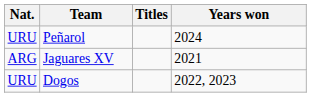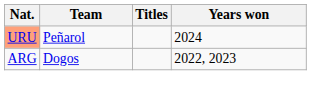(22, 37) no background -> (22, 37) lightsalmon background
- row: (78, 59)
(22, 80) URU -> (22, 59) ARG
